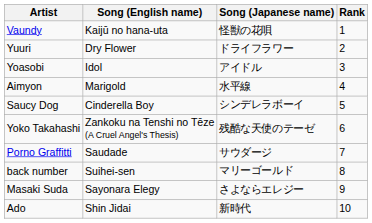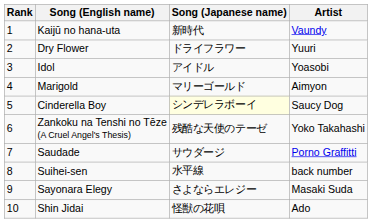columns swapped: (352, 12) <-> (43, 12)
(246, 30) 怪獣の花唄 -> (188, 30) 新時代
(235, 86) 水平線 -> (209, 86) マリーゴールド
(261, 105) no background -> (214, 105) lightyellow background
(256, 171) マリーゴールド -> (188, 171) 水平線
(235, 208) 新時代 -> (198, 208) 怪獣の花唄
